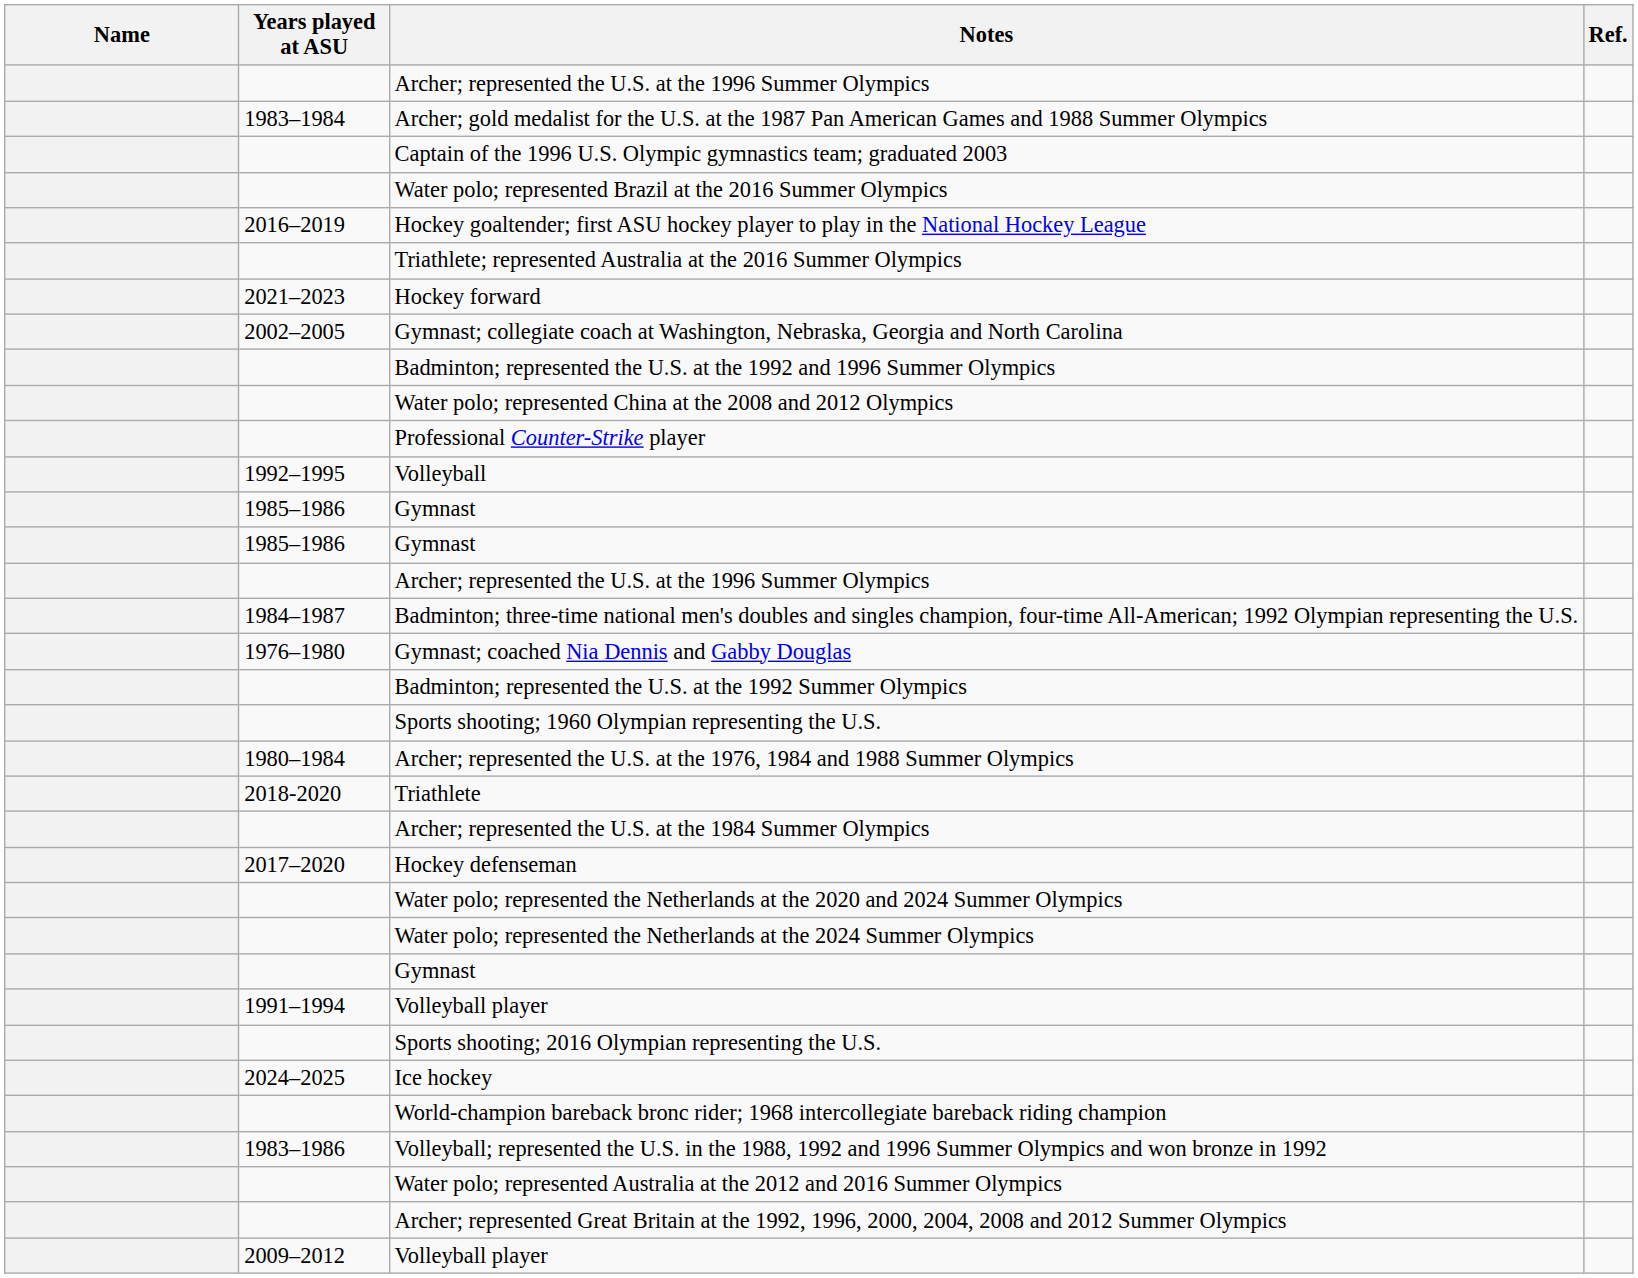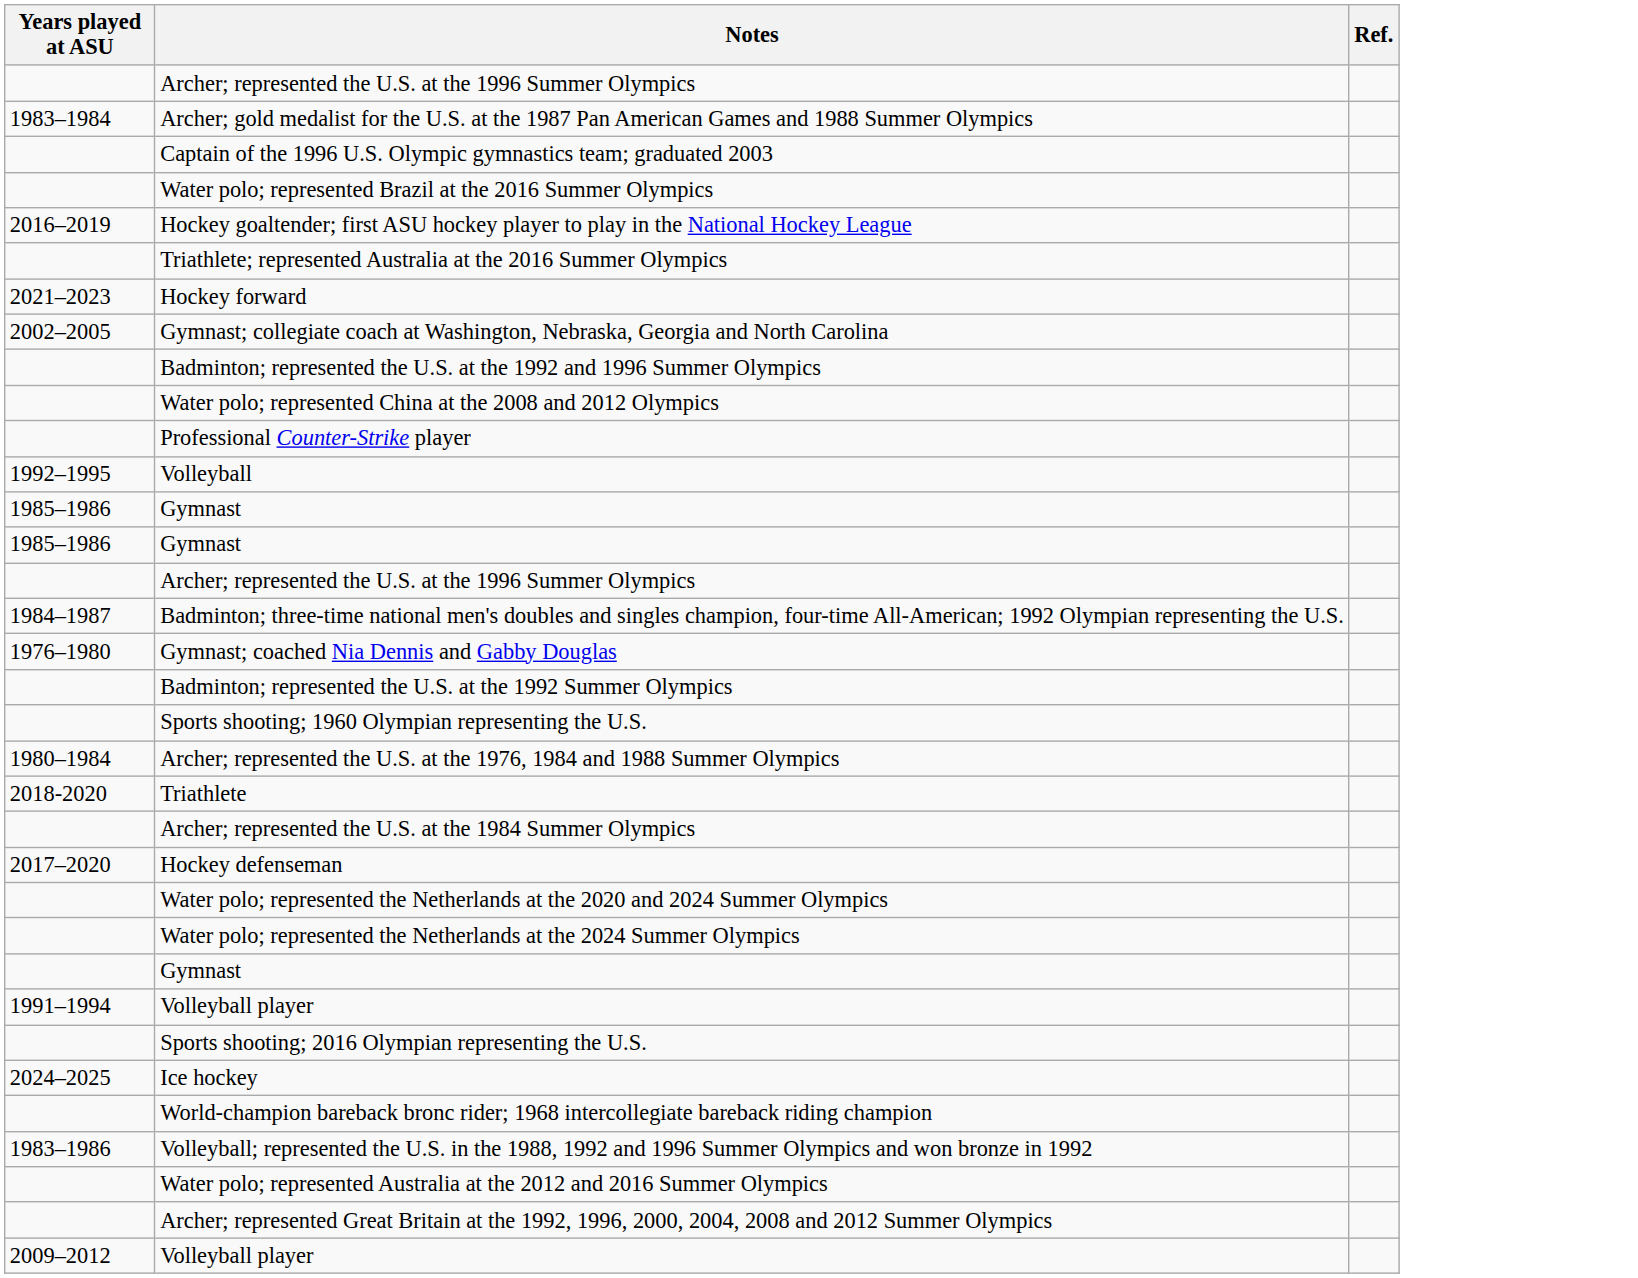- column: (122, 34)
